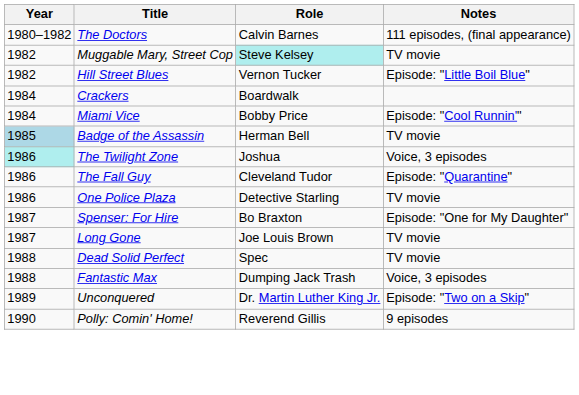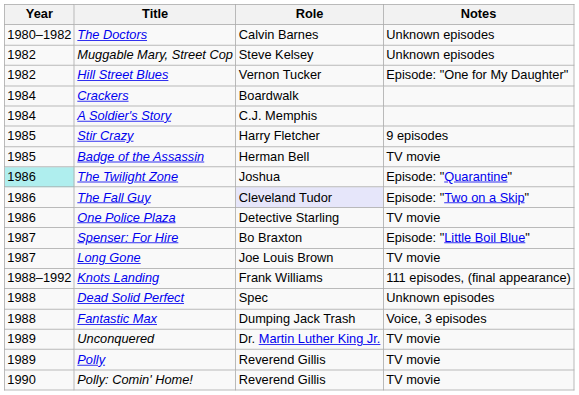(479, 34) 111 episodes, (final appearance) -> (440, 34) Unknown episodes
(276, 55) paleturquoise background -> (276, 55) no background
(413, 55) TV movie -> (440, 55) Unknown episodes
(458, 75) Episode: "Little Boil Blue" -> (477, 75) Episode: "One for My Daughter"
+ row: (124, 116)
- row: (109, 116)
+ row: (105, 136)
(22, 136) lightblue background -> (22, 156) no background
(436, 156) Voice, 3 episodes -> (449, 177) Episode: "Quarantine"
(285, 177) no background -> (285, 197) lavender background
(449, 177) Episode: "Quarantine" -> (458, 197) Episode: "Two on a Skip"
(477, 217) Episode: "One for My Daughter" -> (458, 237) Episode: "Little Boil Blue"
+ row: (118, 278)
(413, 258) TV movie -> (440, 298) Unknown episodes
(458, 298) Episode: "Two on a Skip" -> (413, 339) TV movie
+ row: (91, 359)
(417, 319) 9 episodes -> (413, 380) TV movie
